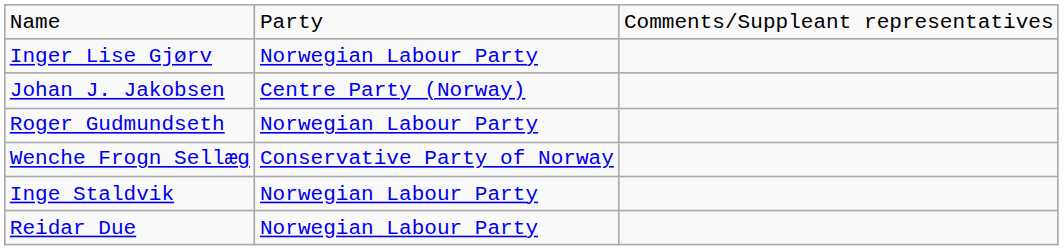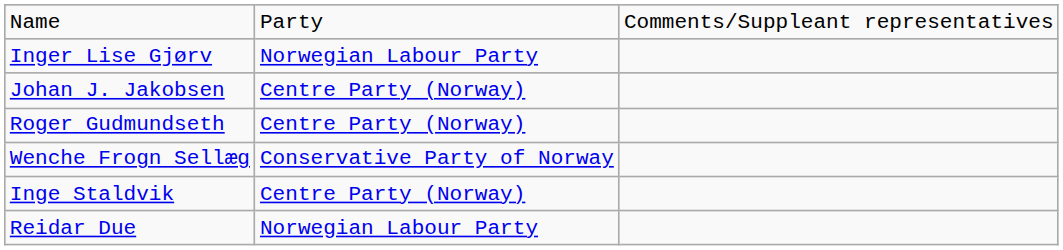(399, 125) Norwegian Labour Party -> (393, 125) Centre Party (Norway)
(399, 194) Norwegian Labour Party -> (393, 194) Centre Party (Norway)
